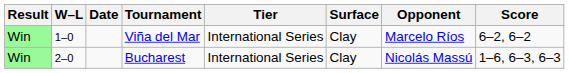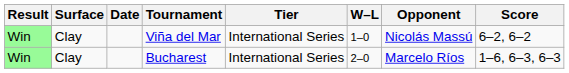columns swapped: (69, 15) <-> (354, 15)
(425, 36) Marcelo Ríos -> (429, 36) Nicolás Massú
(429, 57) Nicolás Massú -> (425, 57) Marcelo Ríos
